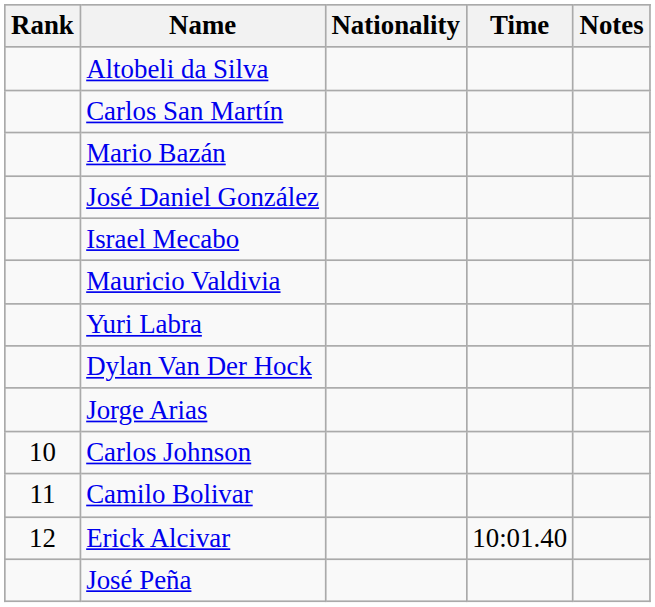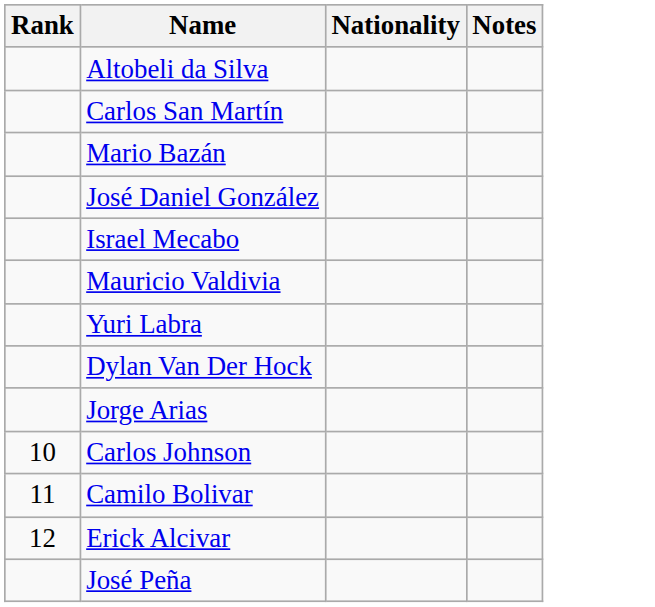- column: (520, 25)
